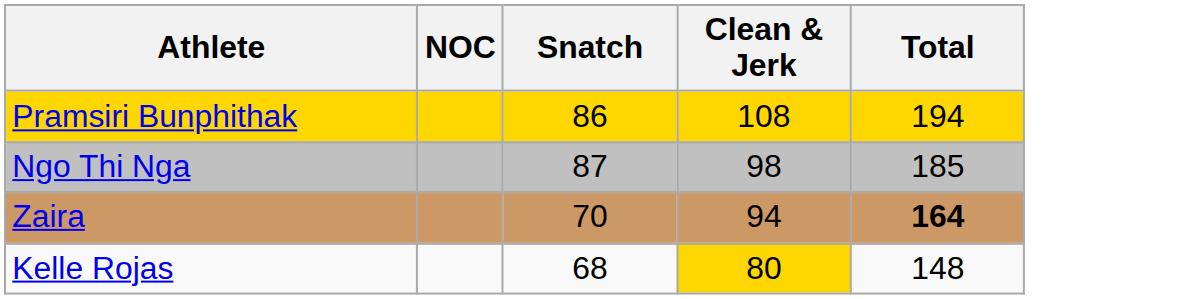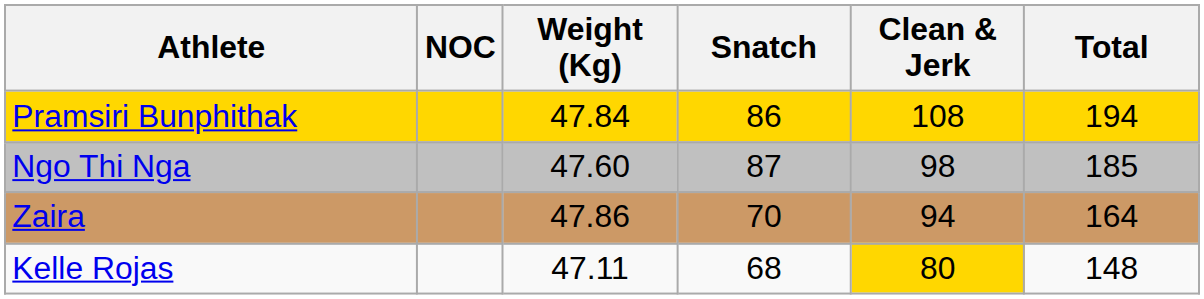+ column: (590, 47)
(938, 217) bold -> (1112, 217) normal
